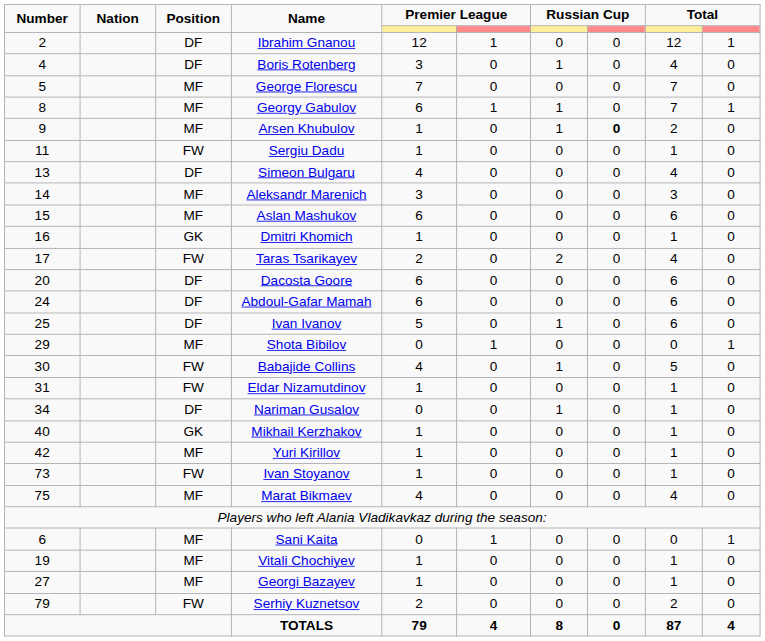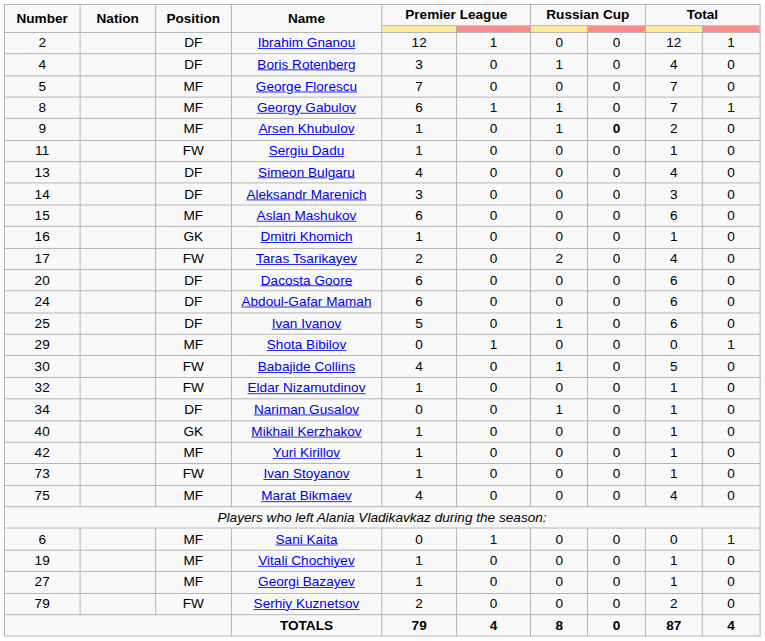(193, 194) MF -> (193, 194) DF
(42, 388) 31 -> (42, 388) 32
